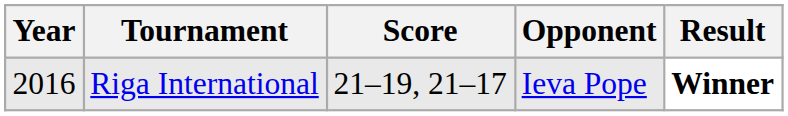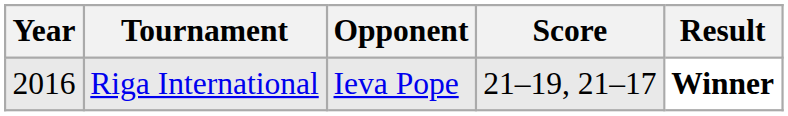columns swapped: (589, 30) <-> (420, 30)
